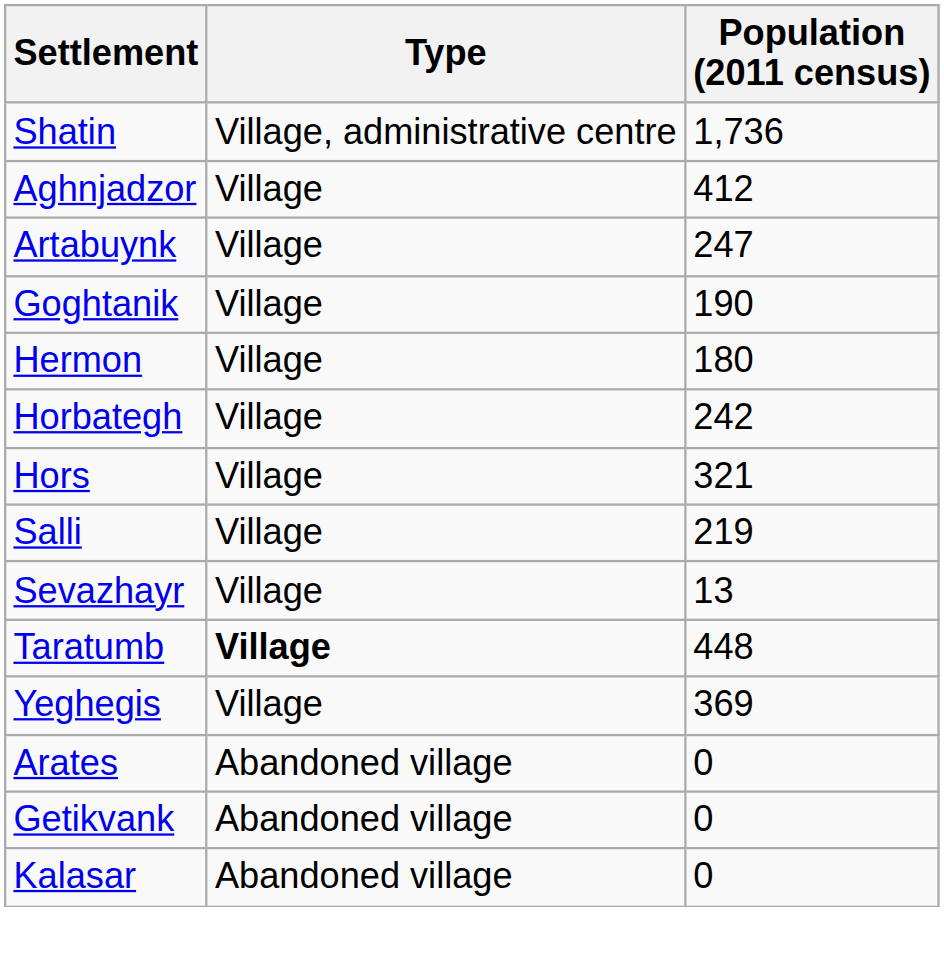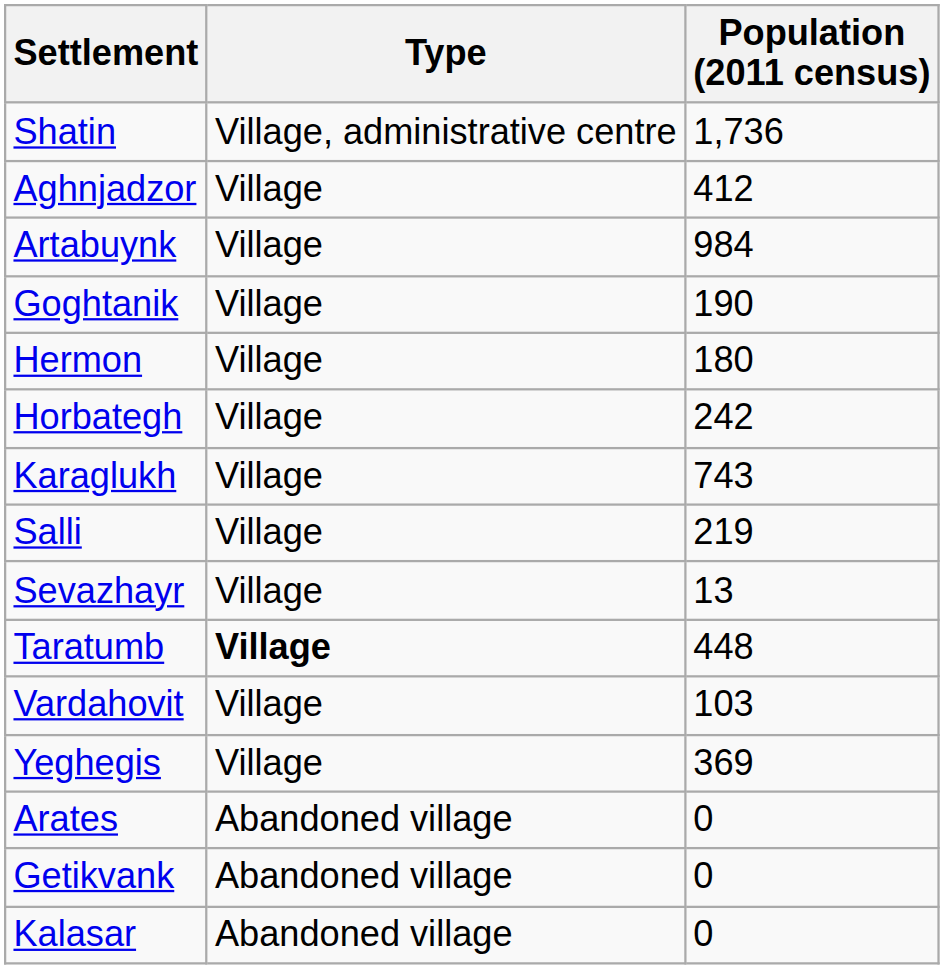(723, 245) 247 -> (723, 245) 984
- row: (52, 475)
+ row: (95, 475)
+ row: (99, 704)
